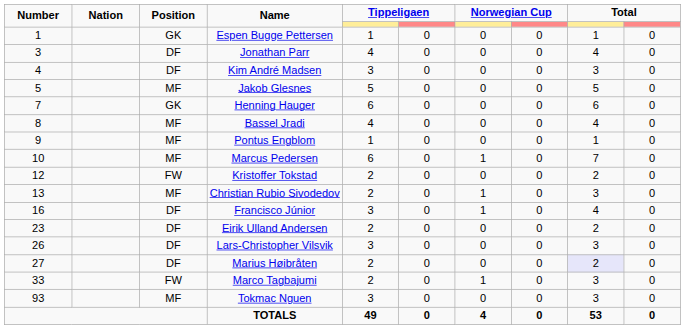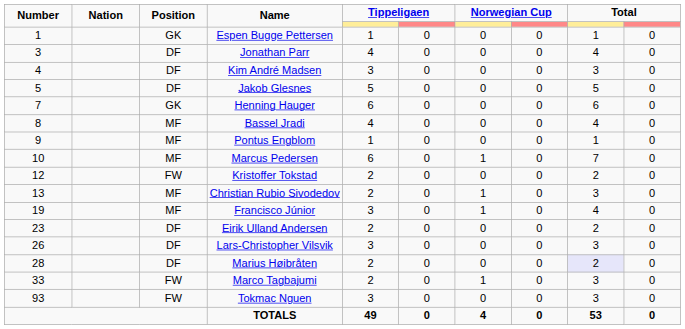(173, 88) MF -> (173, 88) DF
(38, 210) 16 -> (38, 210) 19
(173, 210) DF -> (173, 210) MF
(38, 263) 27 -> (38, 263) 28
(173, 298) MF -> (173, 298) FW
